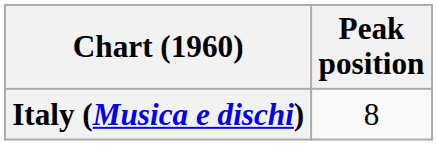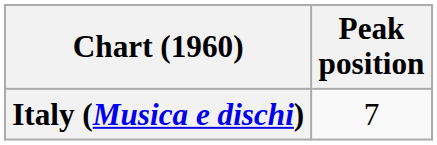(372, 113) 8 -> (372, 113) 7
